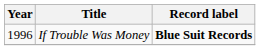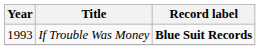(20, 34) 1996 -> (20, 34) 1993
